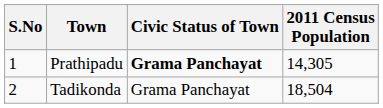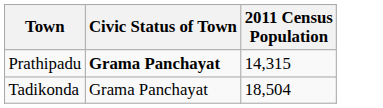- column: (25, 27)
(310, 63) 14,305 -> (268, 63) 14,315
